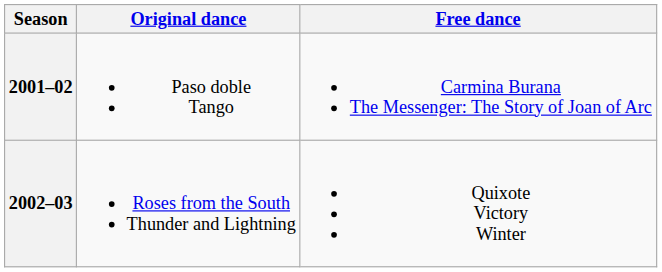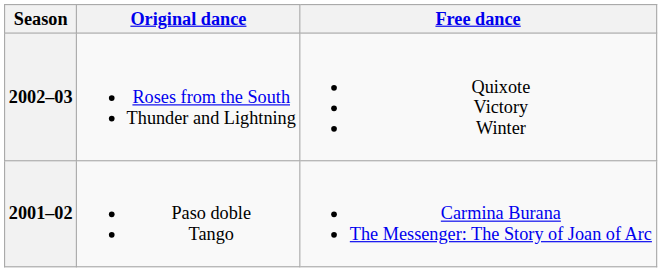rows swapped: (41, 203) <-> (41, 86)
